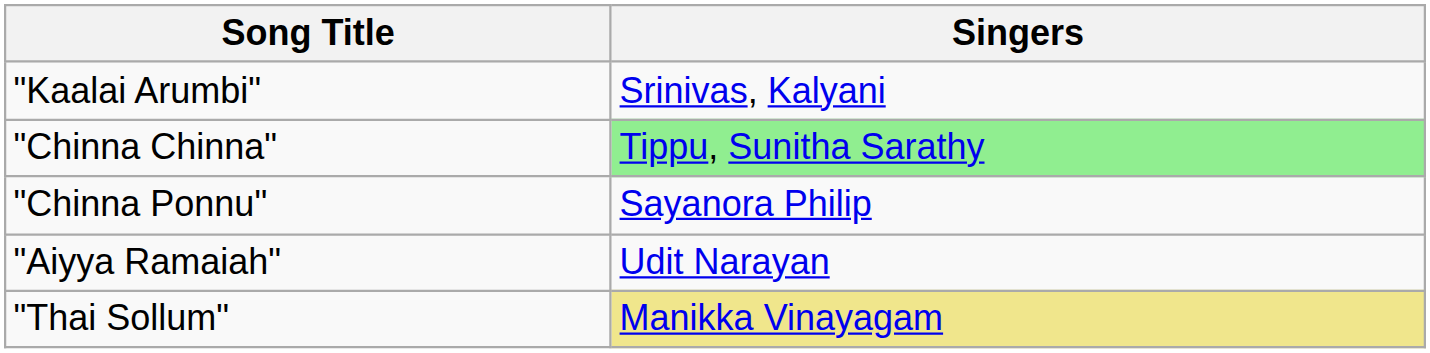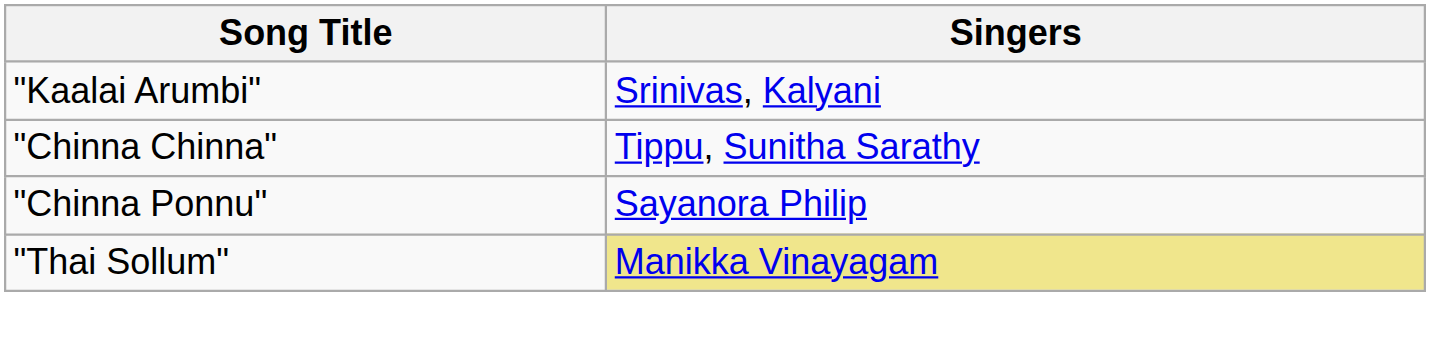(802, 147) lightgreen background -> (797, 147) no background
- row: (147, 261)
